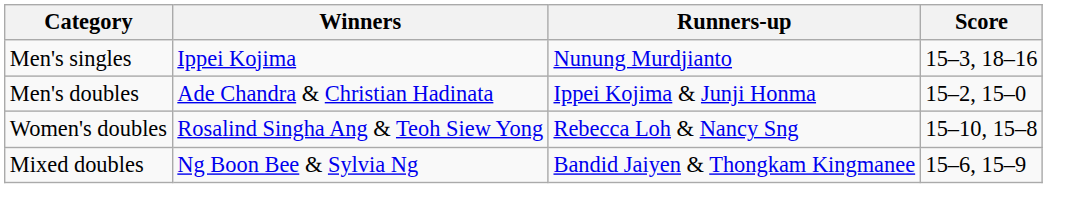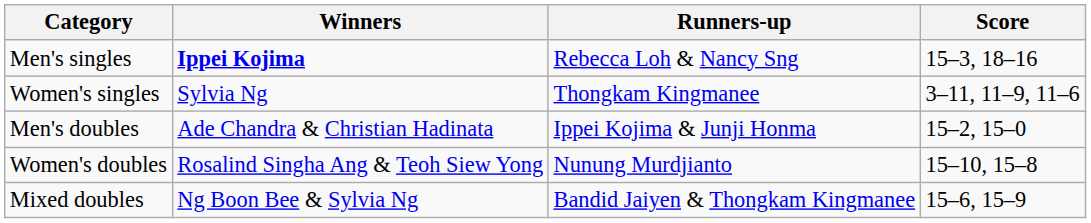(237, 57) normal -> (241, 57) bold
(643, 57) Nunung Murdjianto -> (676, 57) Rebecca Loh & Nancy Sng
+ row: (85, 93)
(676, 128) Rebecca Loh & Nancy Sng -> (643, 164) Nunung Murdjianto
